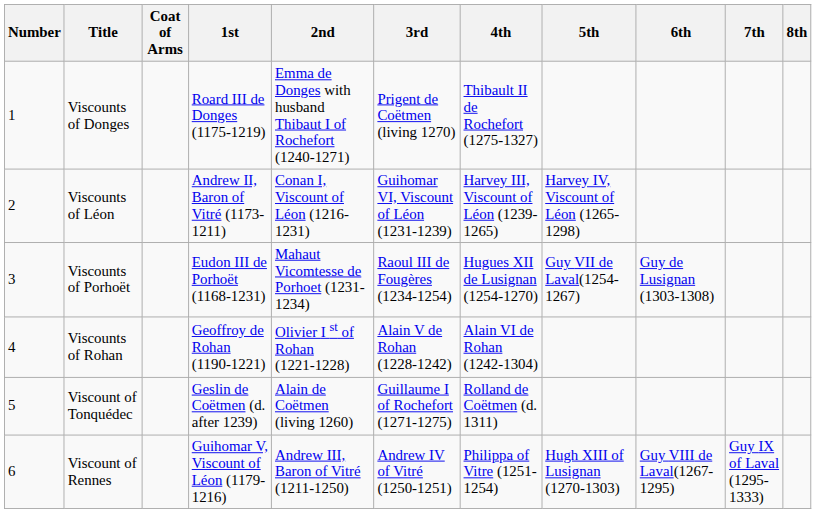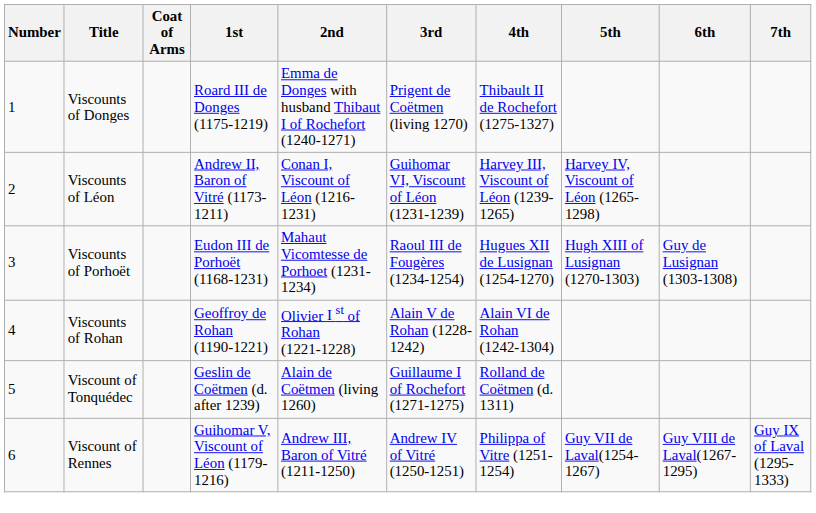- column: (797, 33)
(582, 279) Guy VII de Laval(1254-1267) -> (604, 262) Hugh XIII of Lusignan (1270-1303)
(584, 471) Hugh XIII of Lusignan (1270-1303) -> (602, 454) Guy VII de Laval(1254-1267)
